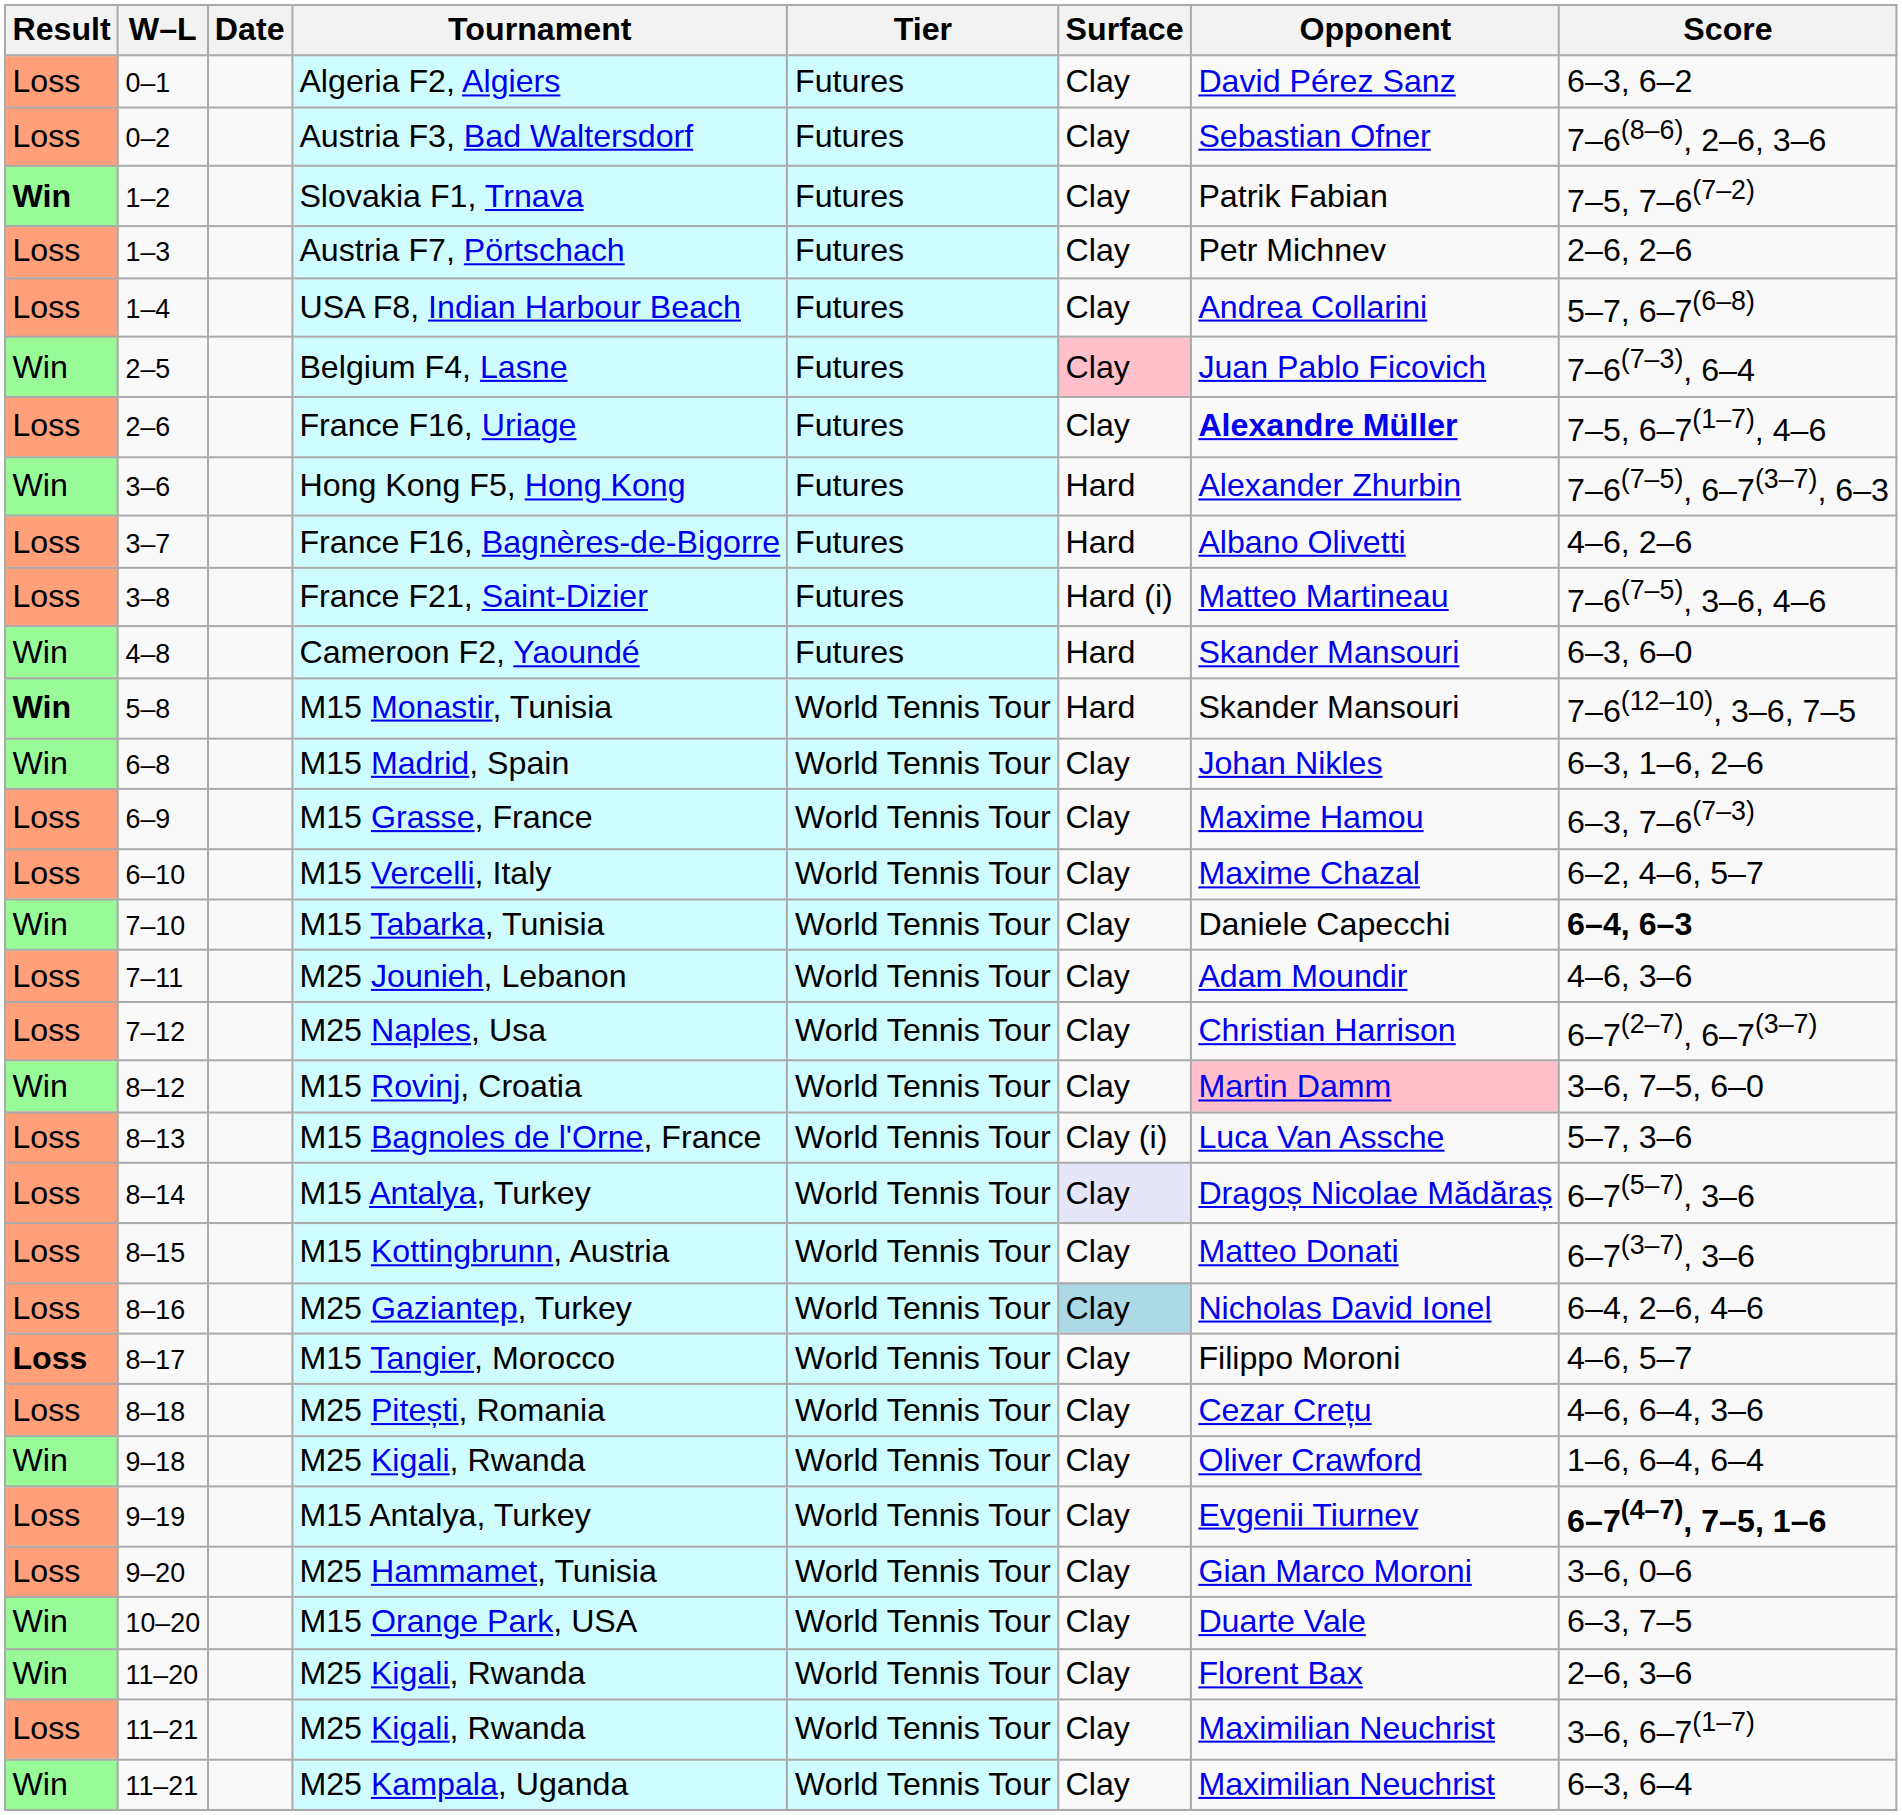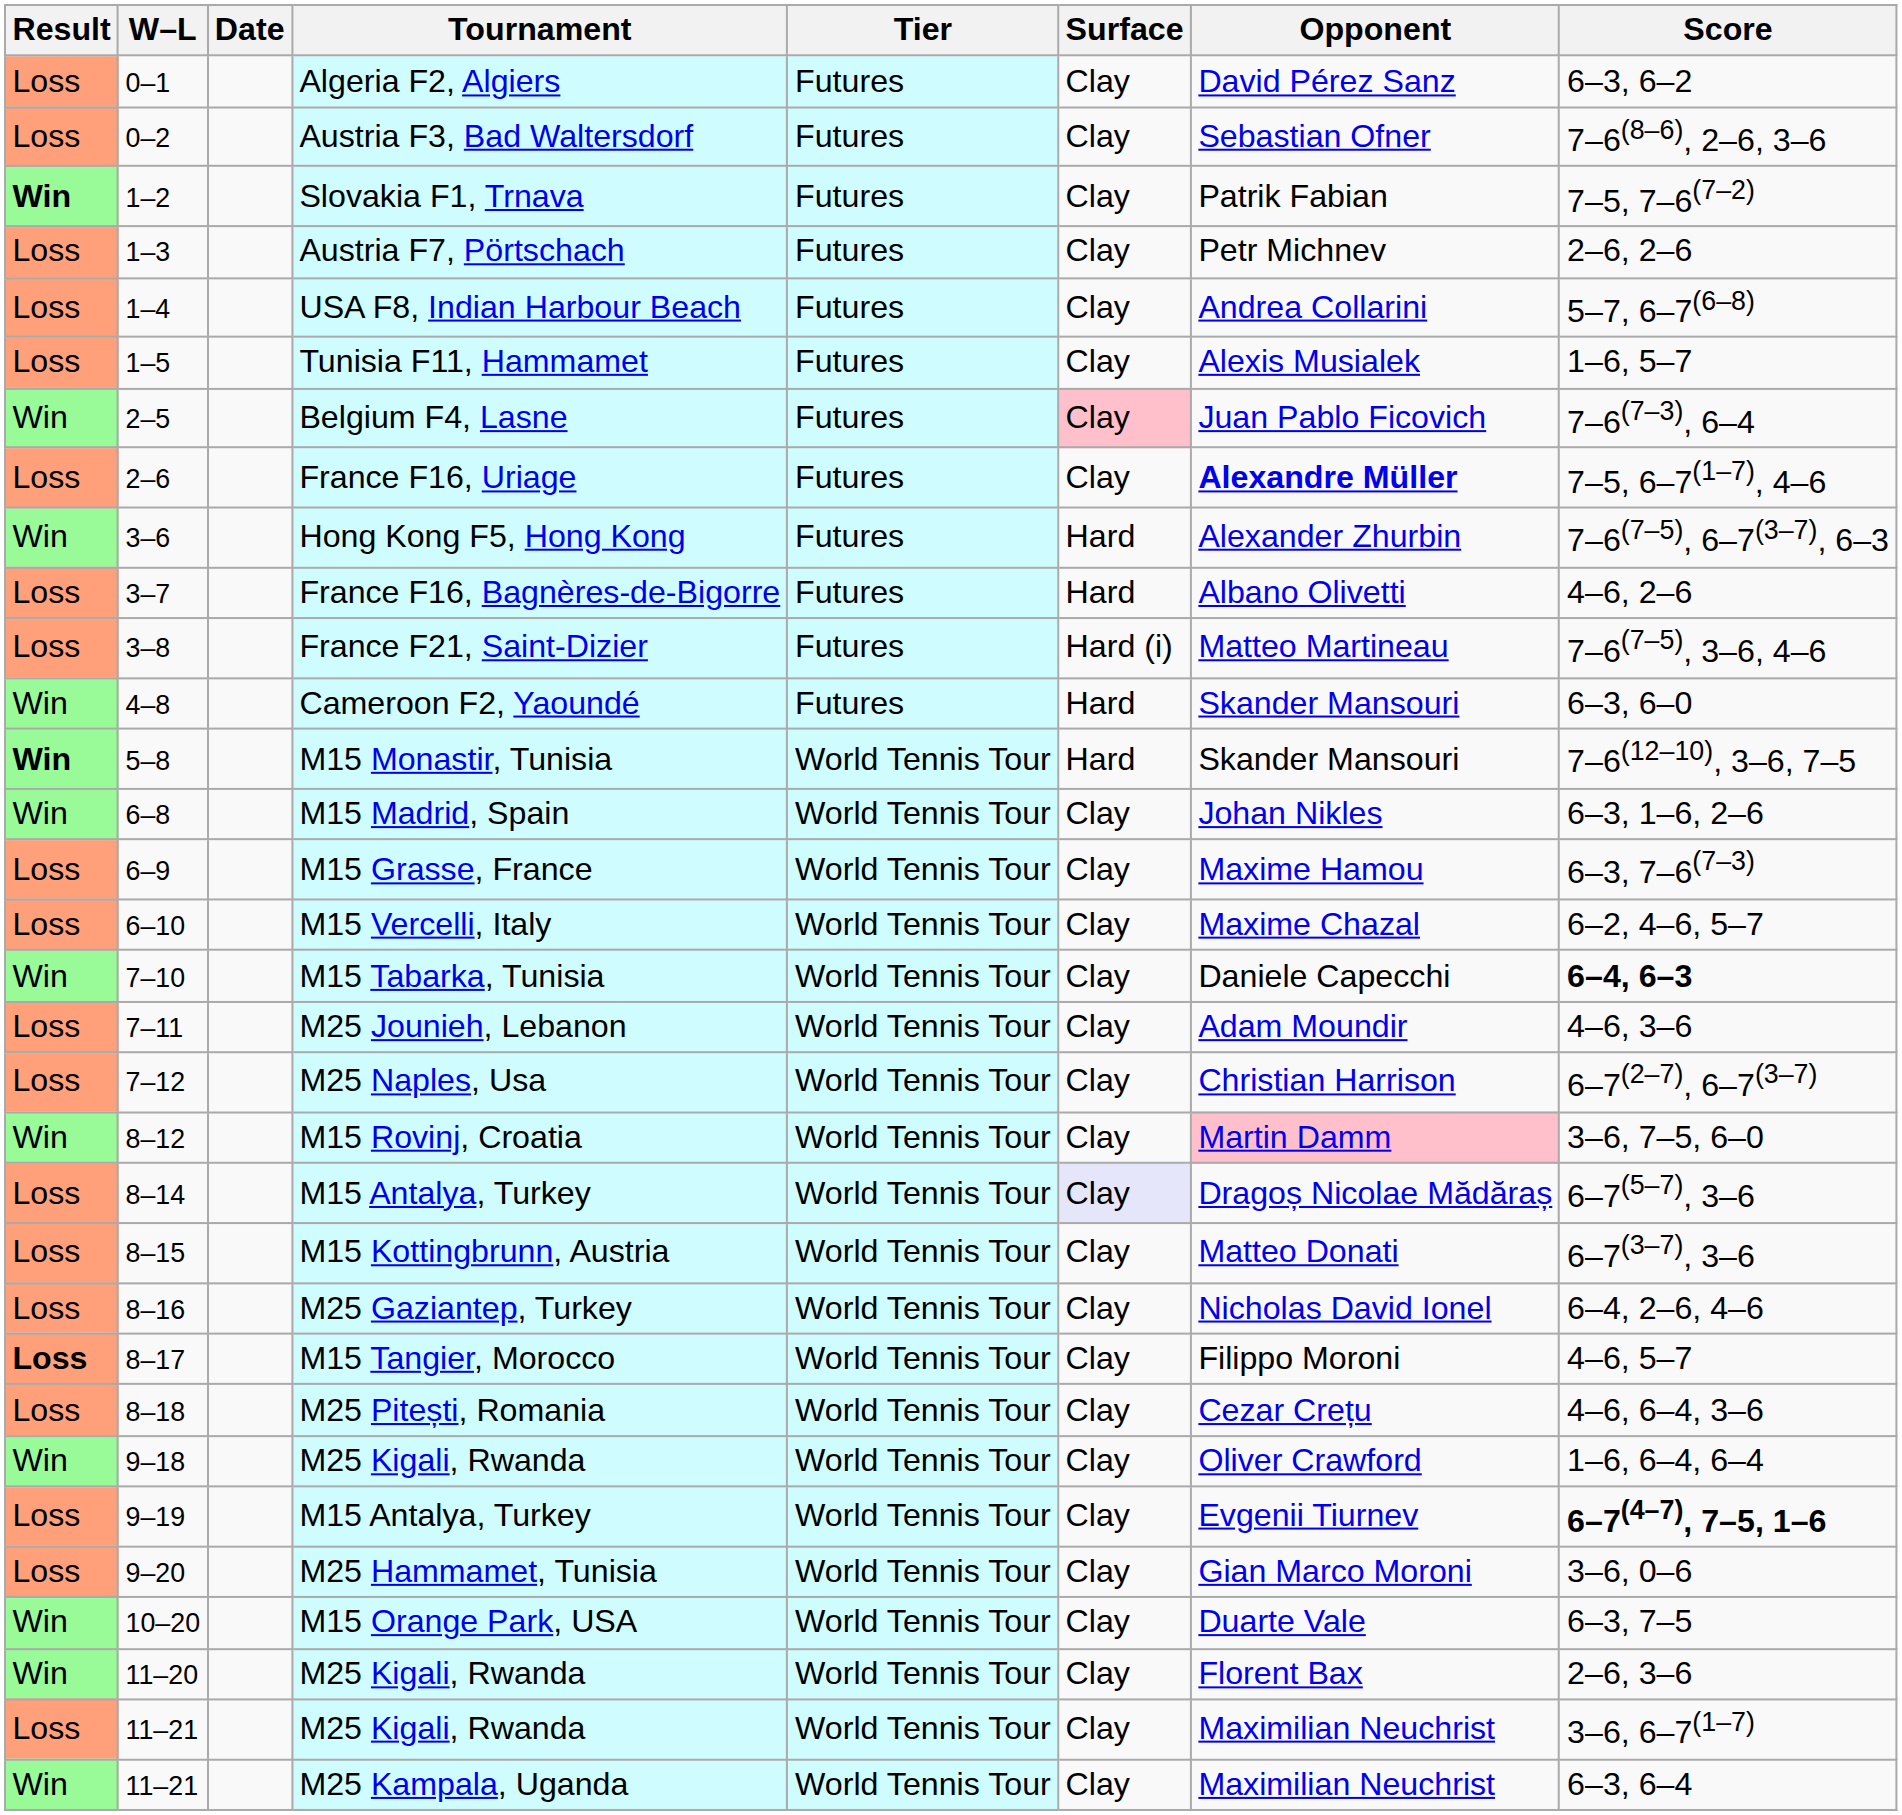+ row: (148, 364)
- row: (155, 1139)
(1098, 1307) lightblue background -> (1098, 1307) no background
